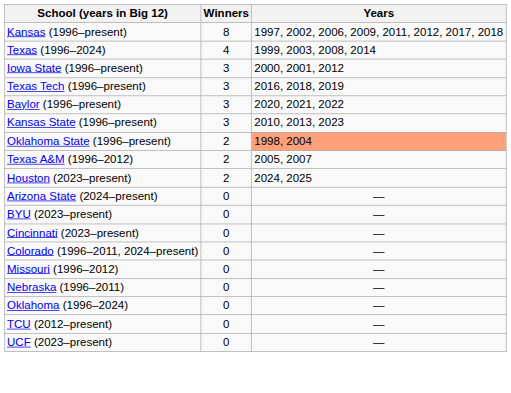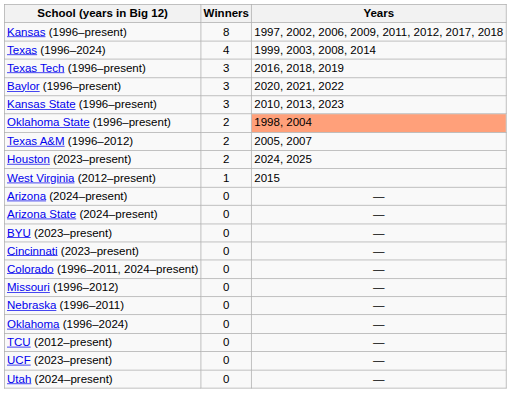- row: (75, 68)
+ row: (81, 178)
+ row: (67, 196)
+ row: (60, 379)
